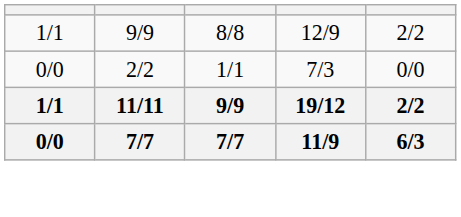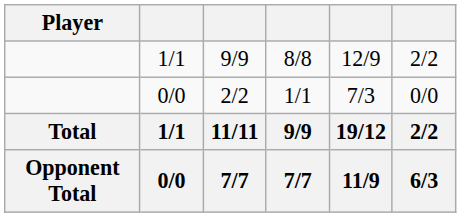+ column: (72, 22)
